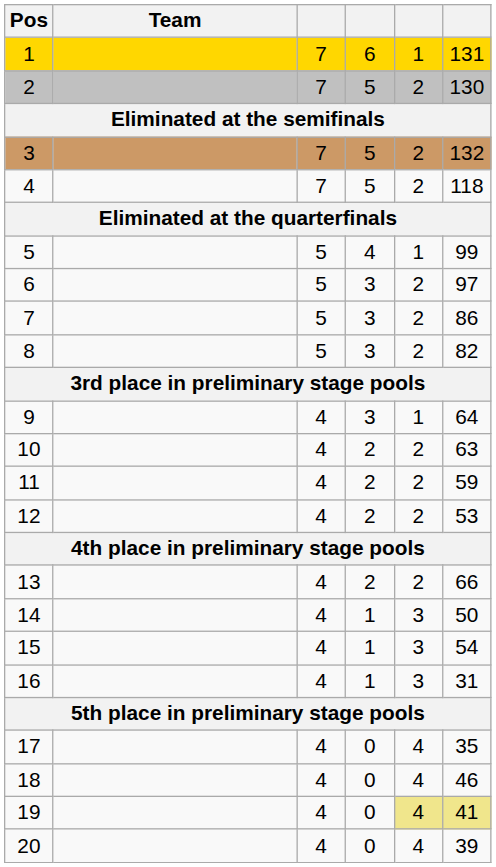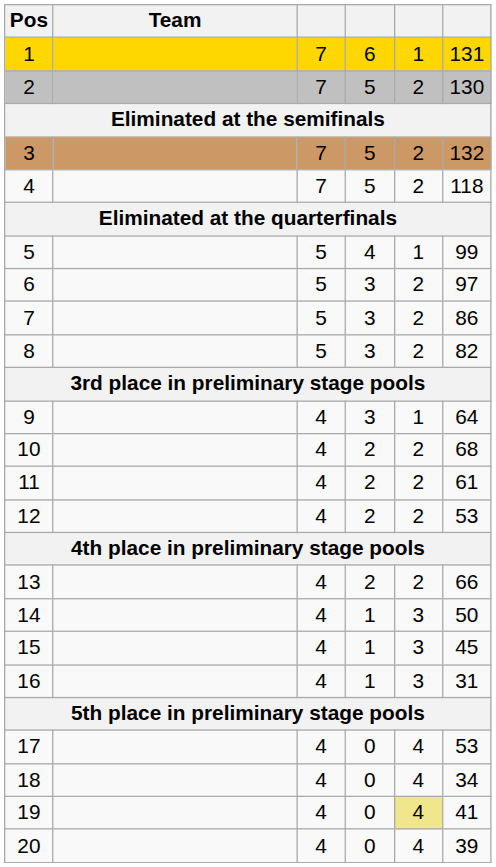(467, 449) 63 -> (467, 449) 68
(467, 482) 59 -> (467, 482) 61
(467, 647) 54 -> (467, 647) 45
(467, 746) 35 -> (467, 746) 53
(467, 779) 46 -> (467, 779) 34
(467, 812) khaki background -> (467, 812) no background
